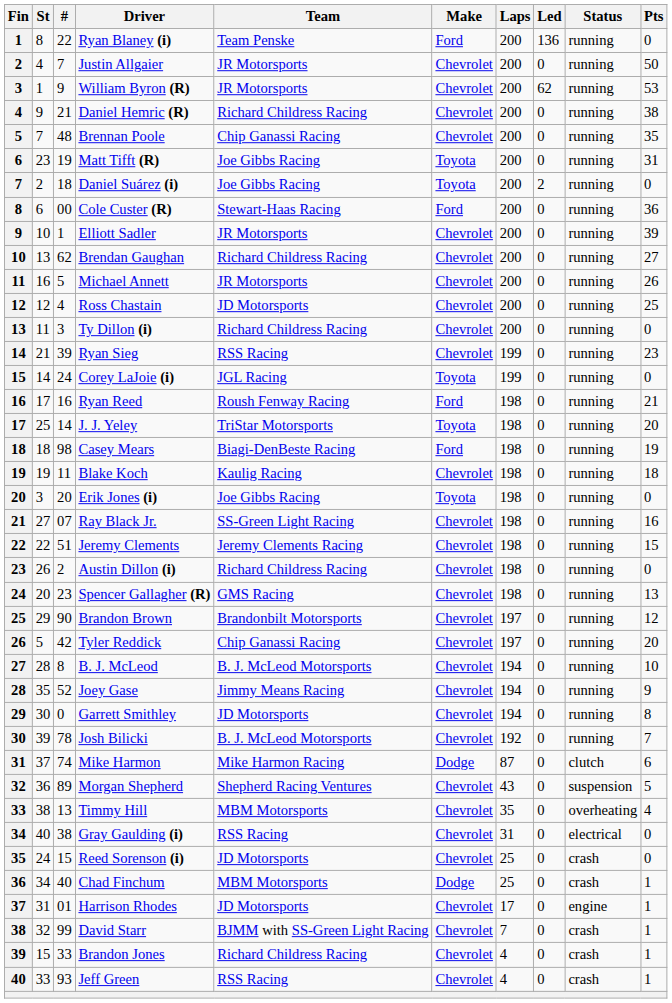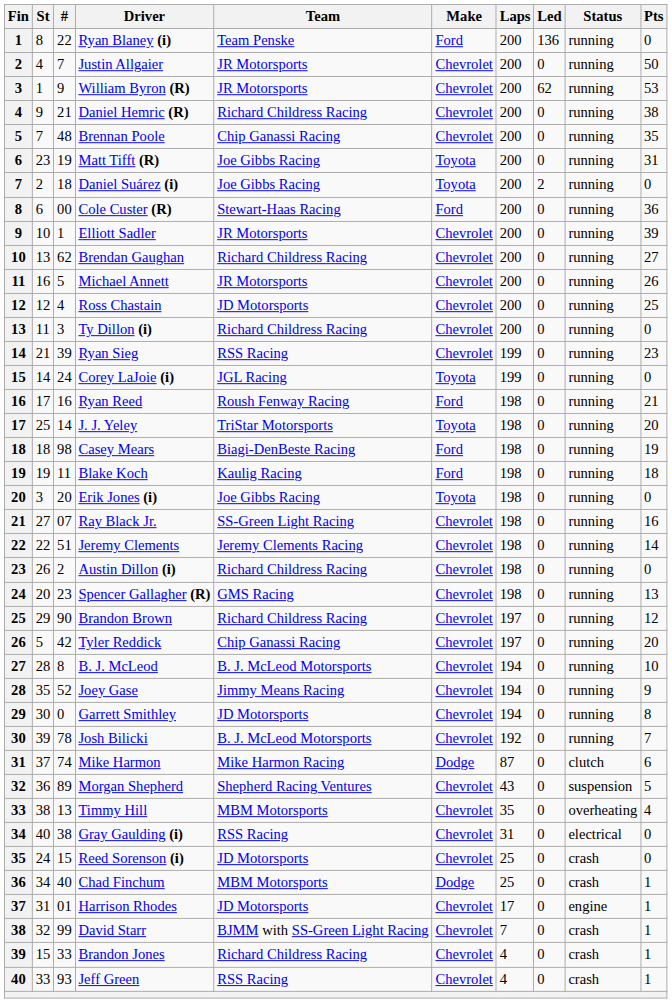(464, 473) Chevrolet -> (449, 473) Ford
(651, 546) 15 -> (651, 546) 14
(290, 618) Brandonbilt Motorsports -> (292, 618) Richard Childress Racing
